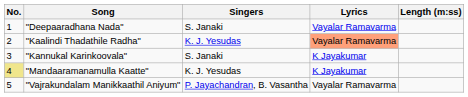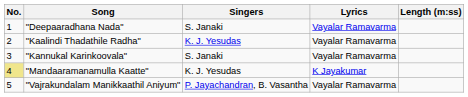(354, 41) lightsalmon background -> (354, 41) no background
(339, 56) K Jayakumar -> (354, 56) Vayalar Ramavarma
